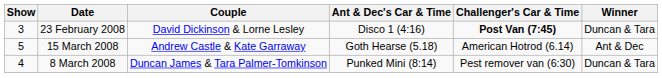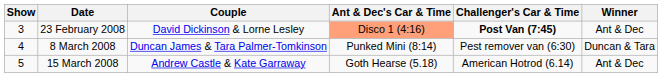(391, 30) no background -> (391, 30) lightsalmon background
(620, 30) Duncan & Tara -> (620, 30) Ant & Dec
rows swapped: (83, 64) <-> (83, 47)
